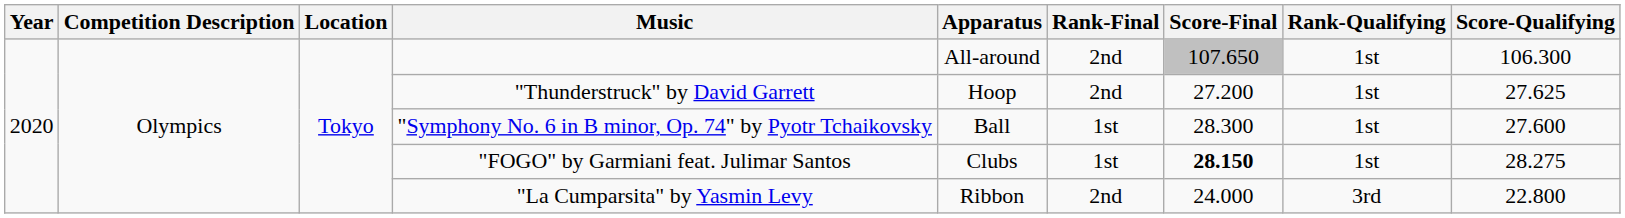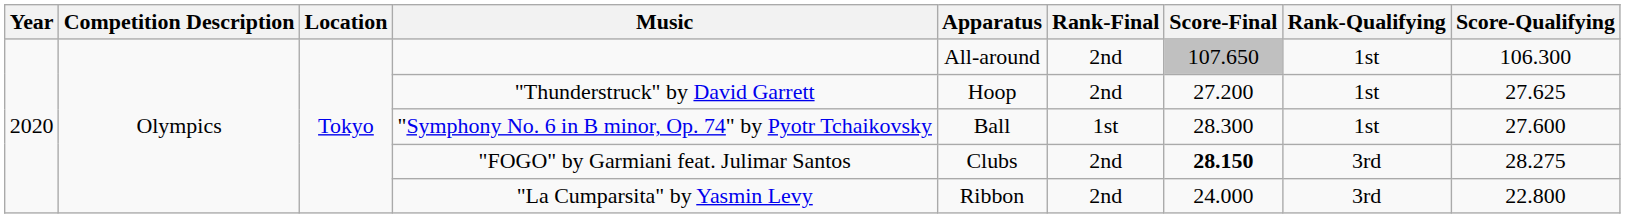(1106, 160) 1st -> (1106, 160) 2nd
(1367, 160) 1st -> (1367, 160) 3rd
